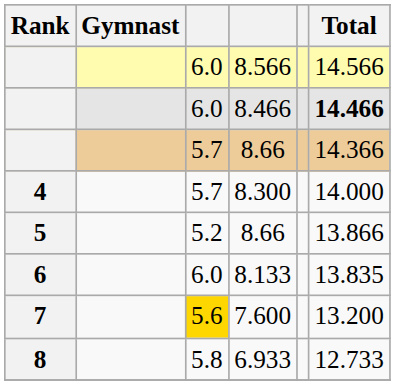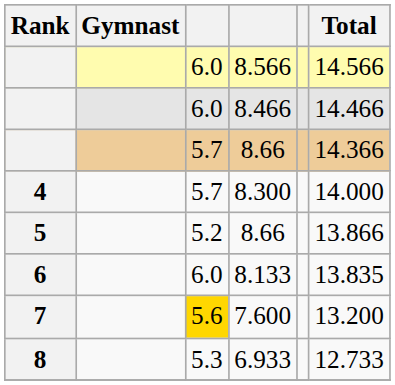(349, 108) bold -> (349, 108) normal
(207, 358) 5.8 -> (207, 358) 5.3
